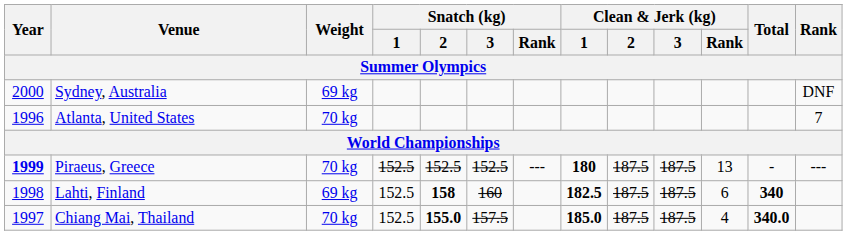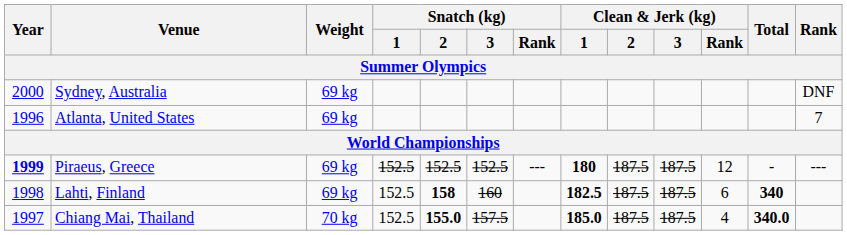(340, 117) 70 kg -> (340, 117) 69 kg
(340, 167) 70 kg -> (340, 167) 69 kg
(725, 167) 13 -> (725, 167) 12
